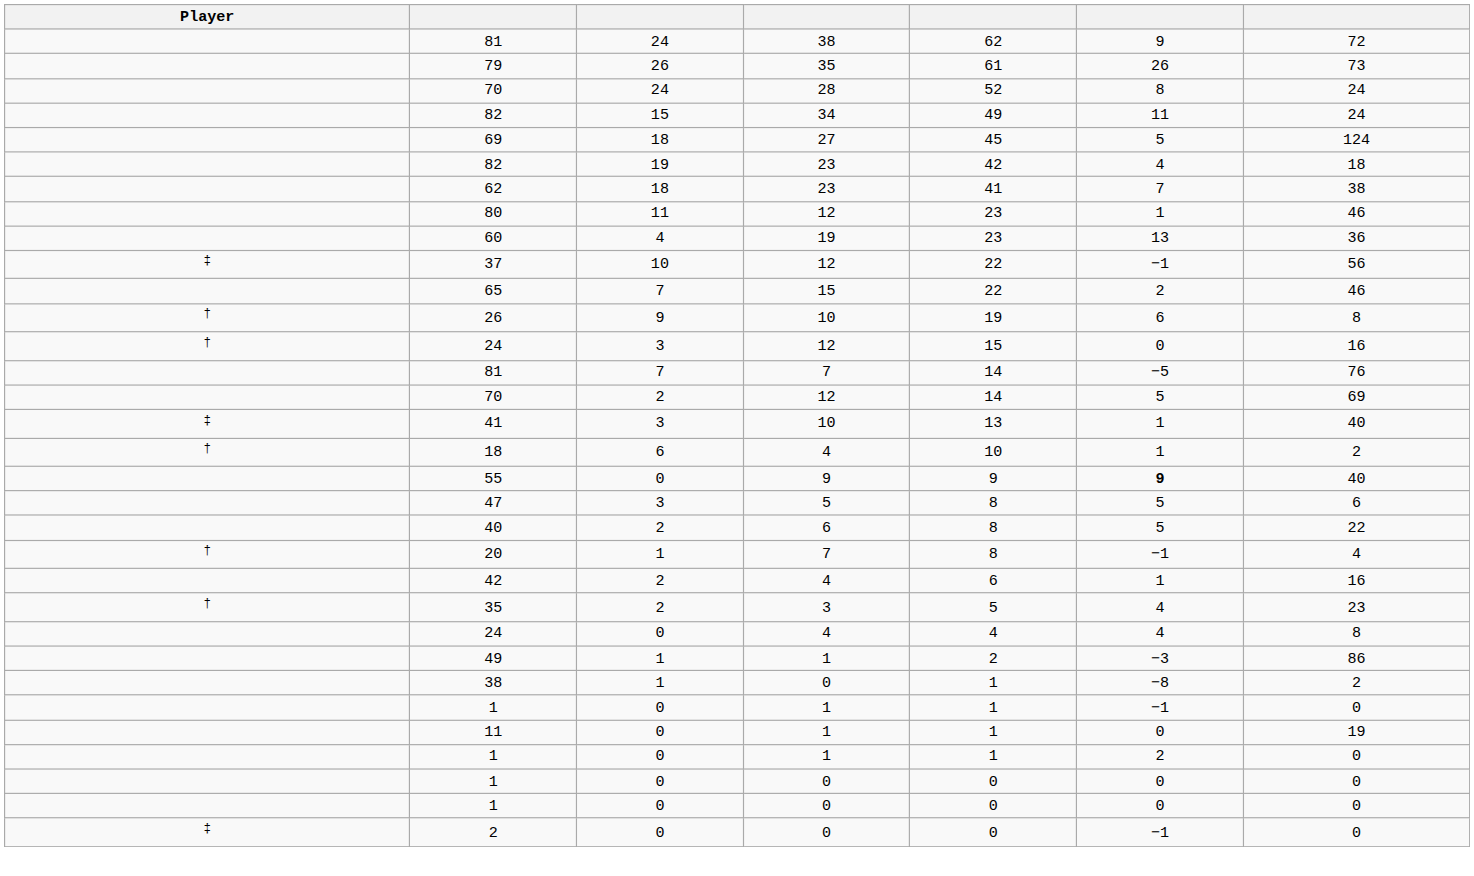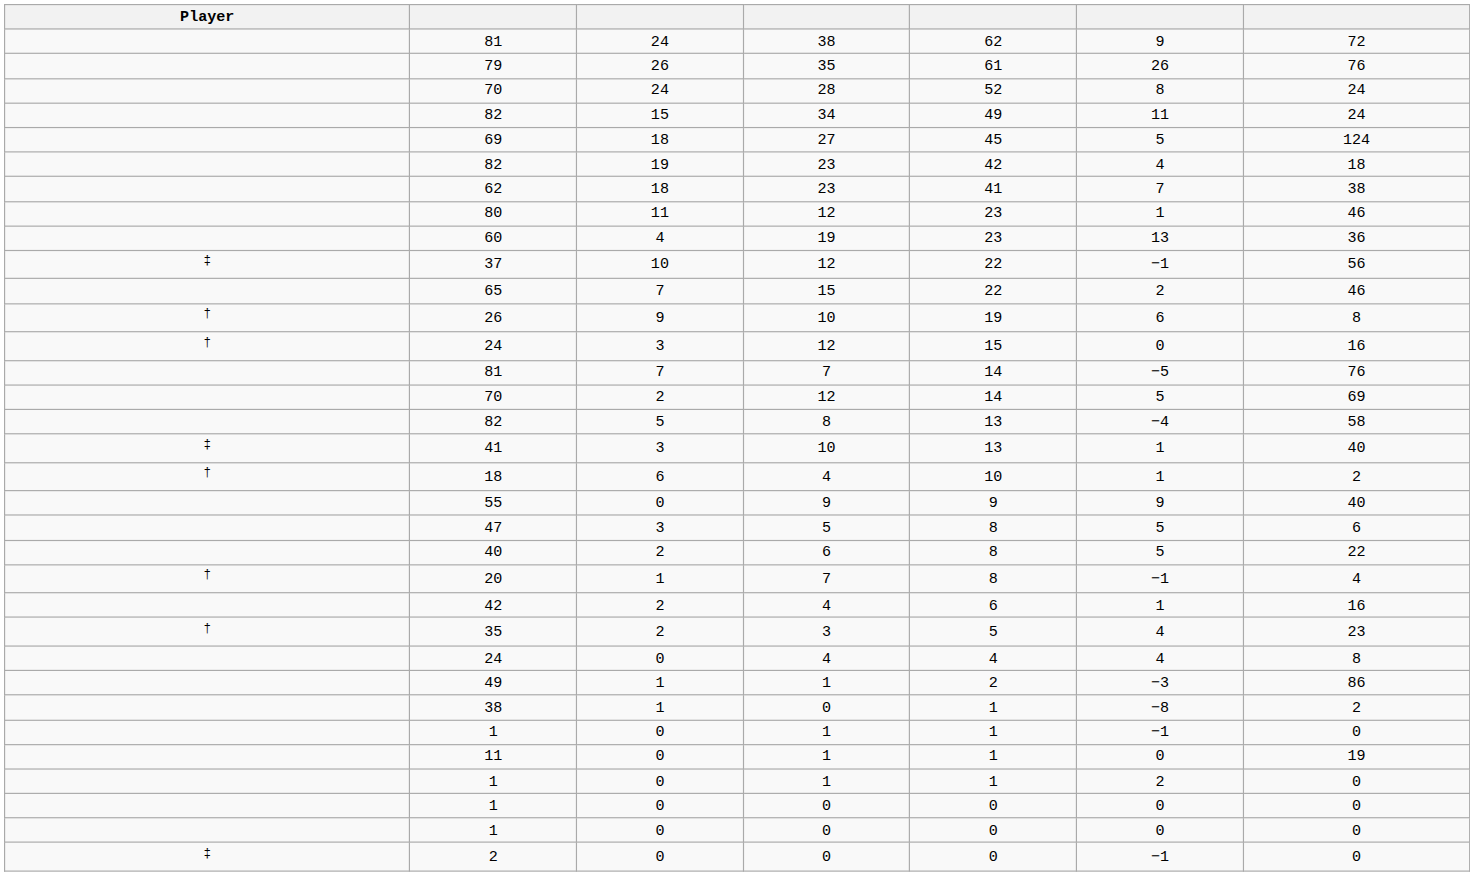(1356, 66) 73 -> (1356, 66) 76
+ row: (493, 422)
(1160, 479) bold -> (1160, 503) normal
